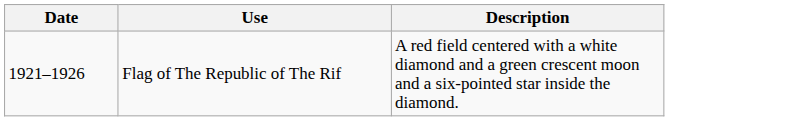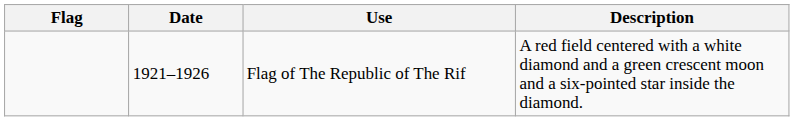+ column: (67, 17)
